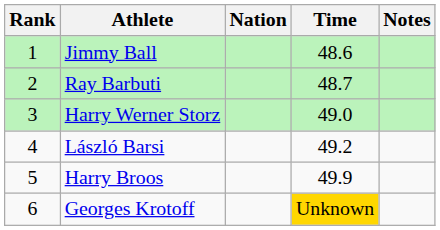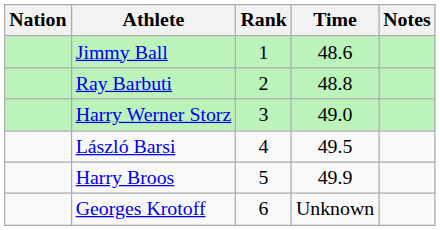columns swapped: (32, 20) <-> (258, 20)
(335, 83) 48.7 -> (335, 83) 48.8
(335, 146) 49.2 -> (335, 146) 49.5
(335, 209) gold background -> (335, 209) no background
